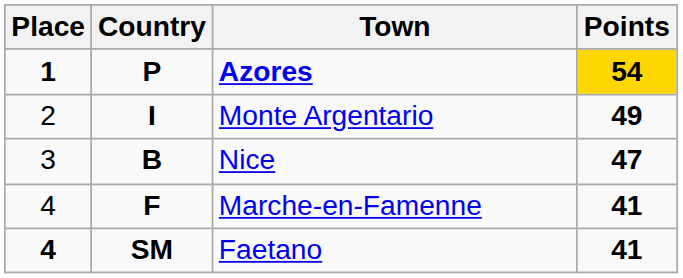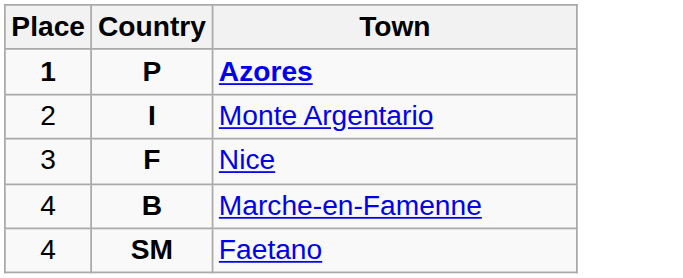- column: (627, 26)
(152, 160) B -> (152, 160) F
(152, 205) F -> (152, 205) B
(48, 250) bold -> (48, 250) normal
